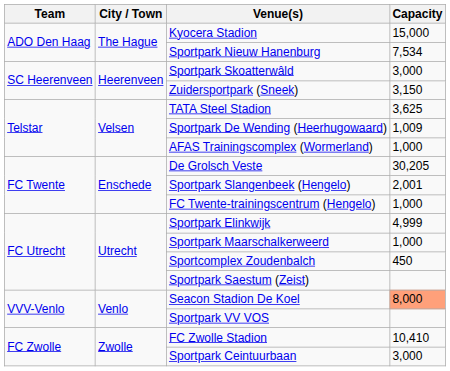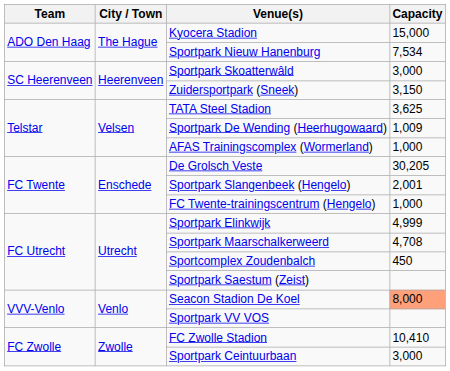(407, 242) 1,000 -> (407, 242) 4,708
